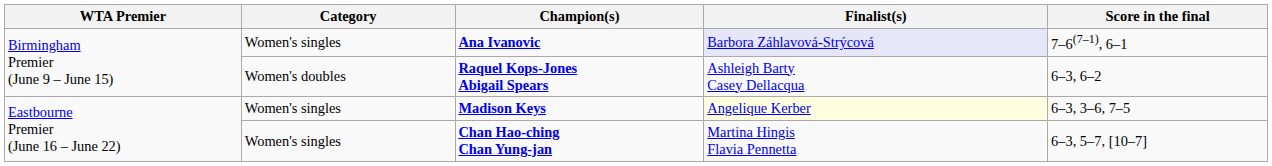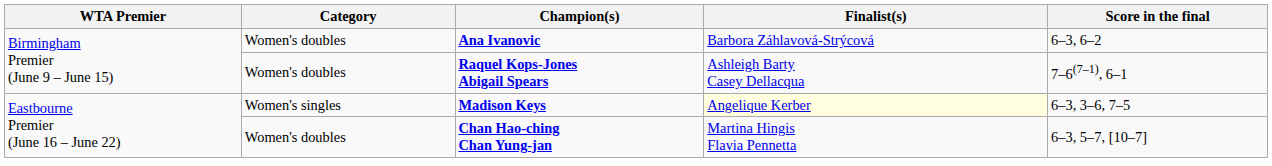(293, 42) Women's singles -> (295, 40) Women's doubles
(791, 42) lavender background -> (791, 40) no background
(1089, 42) 7–6(7–1), 6–1 -> (1076, 40) 6–3, 6–2
(1076, 76) 6–3, 6–2 -> (1089, 72) 7–6(7–1), 6–1
(293, 141) Women's singles -> (295, 137) Women's doubles
